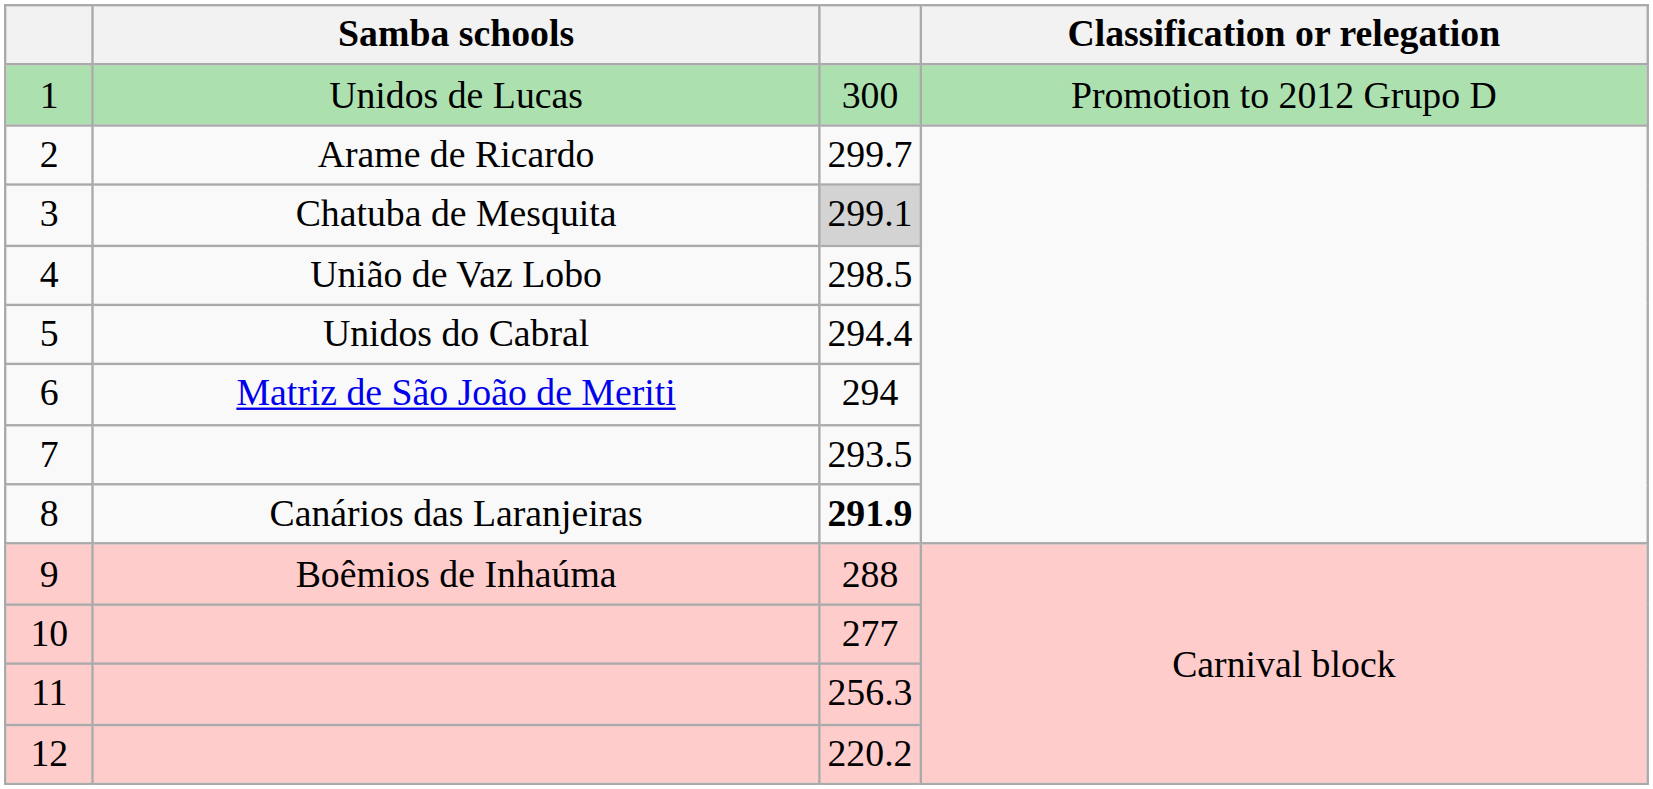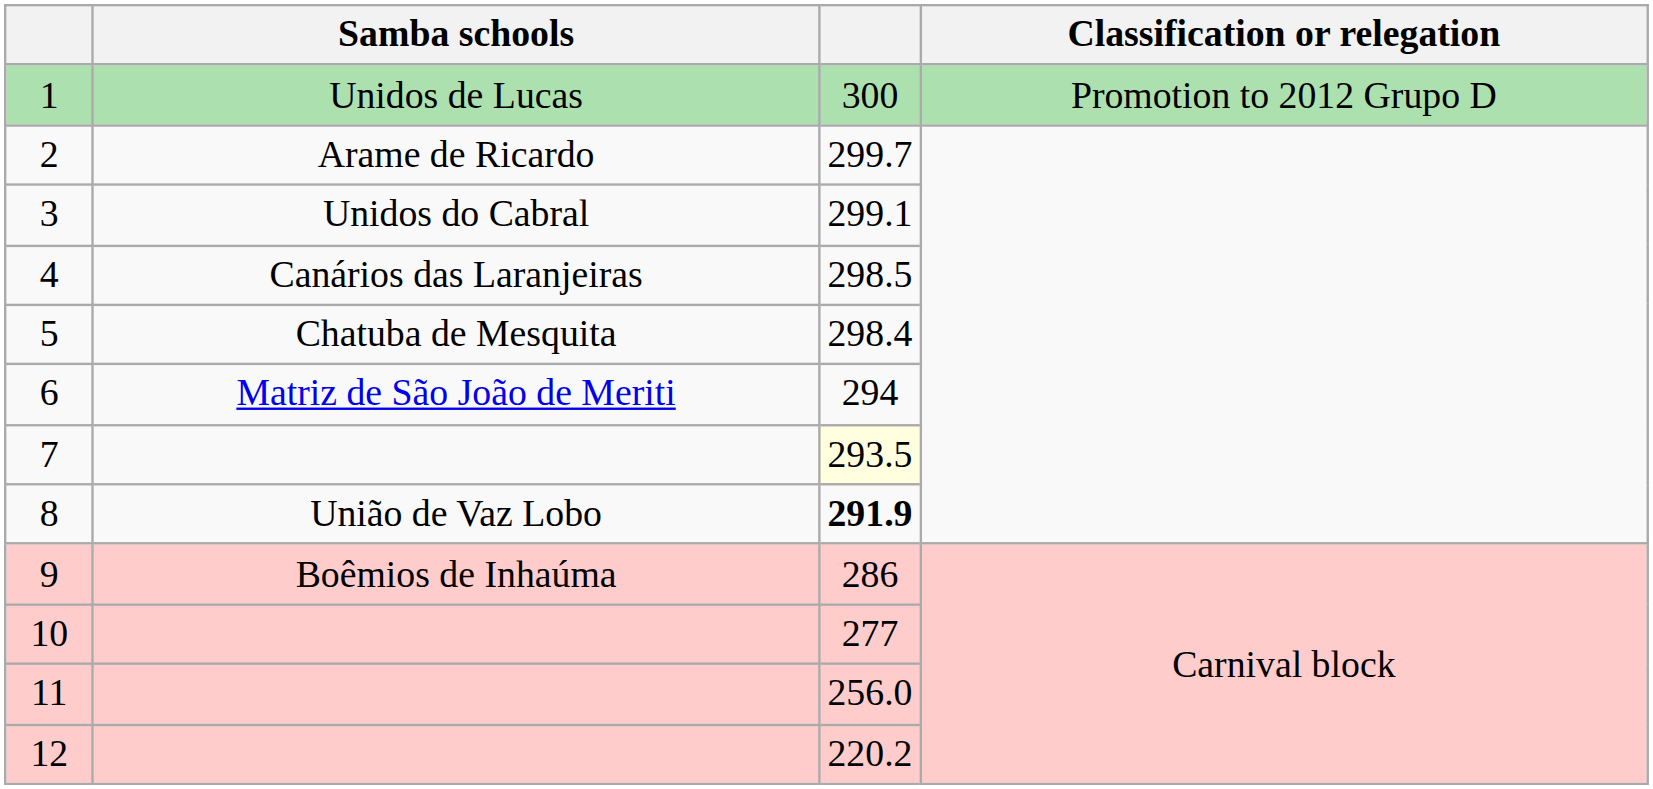(456, 214) Chatuba de Mesquita -> (456, 214) Unidos do Cabral
(870, 214) lightgrey background -> (870, 214) no background
(456, 273) União de Vaz Lobo -> (456, 273) Canários das Laranjeiras
(456, 333) Unidos do Cabral -> (456, 333) Chatuba de Mesquita
(870, 333) 294.4 -> (870, 333) 298.4
(870, 453) no background -> (870, 453) lightyellow background
(456, 513) Canários das Laranjeiras -> (456, 513) União de Vaz Lobo
(870, 573) 288 -> (870, 573) 286
(870, 693) 256.3 -> (870, 693) 256.0
